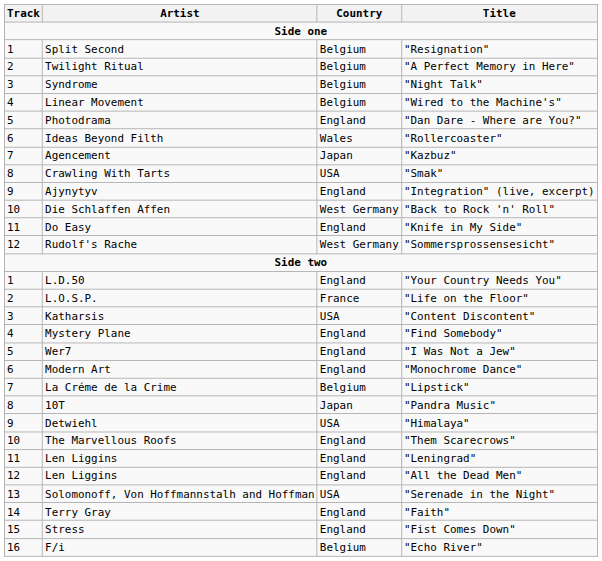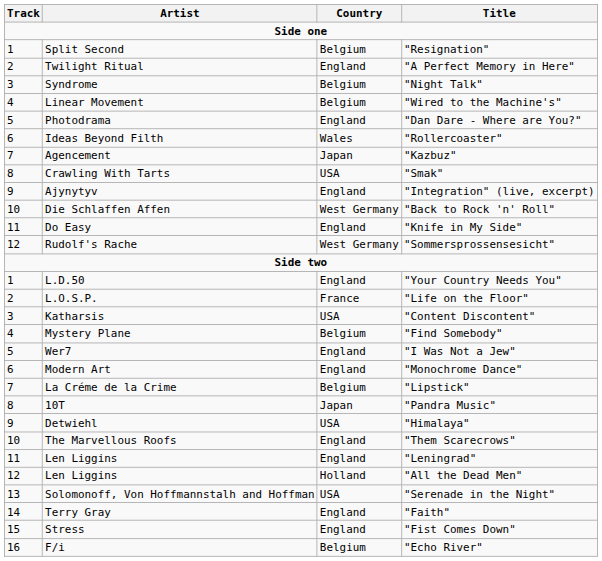(343, 67) Belgium -> (343, 67) England
(343, 334) England -> (343, 334) Belgium
(343, 476) England -> (343, 476) Holland
